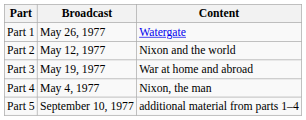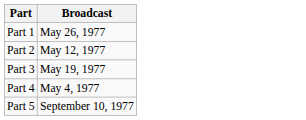- column: (219, 13)
